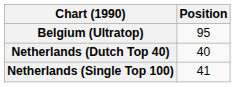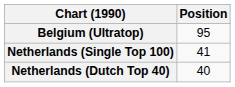rows swapped: (91, 52) <-> (91, 71)
